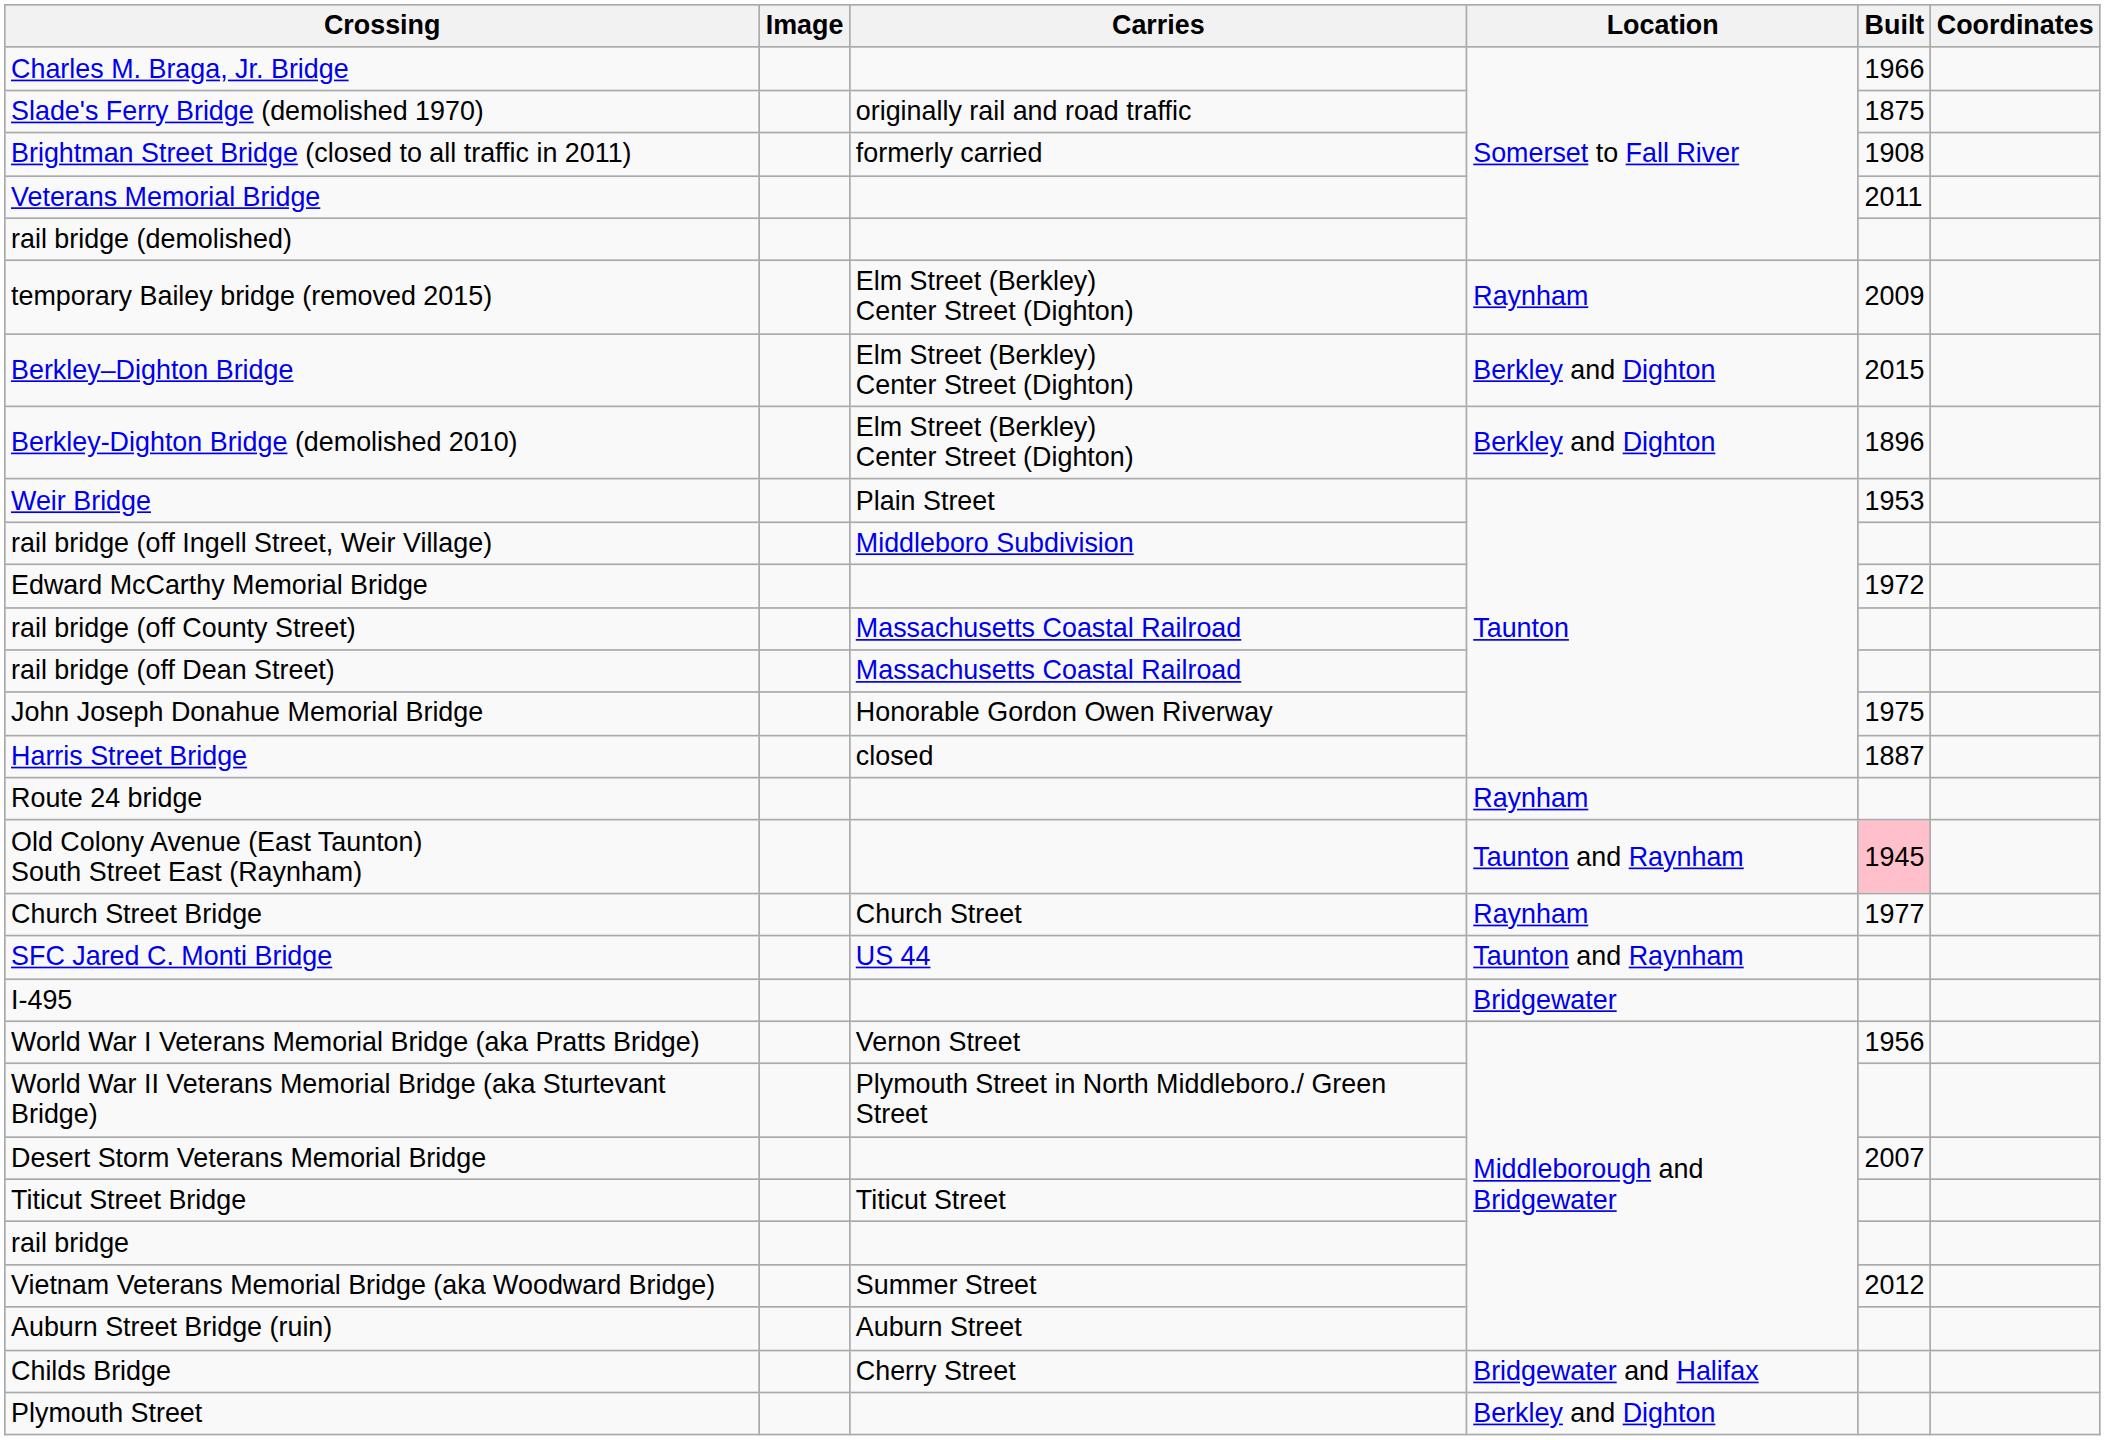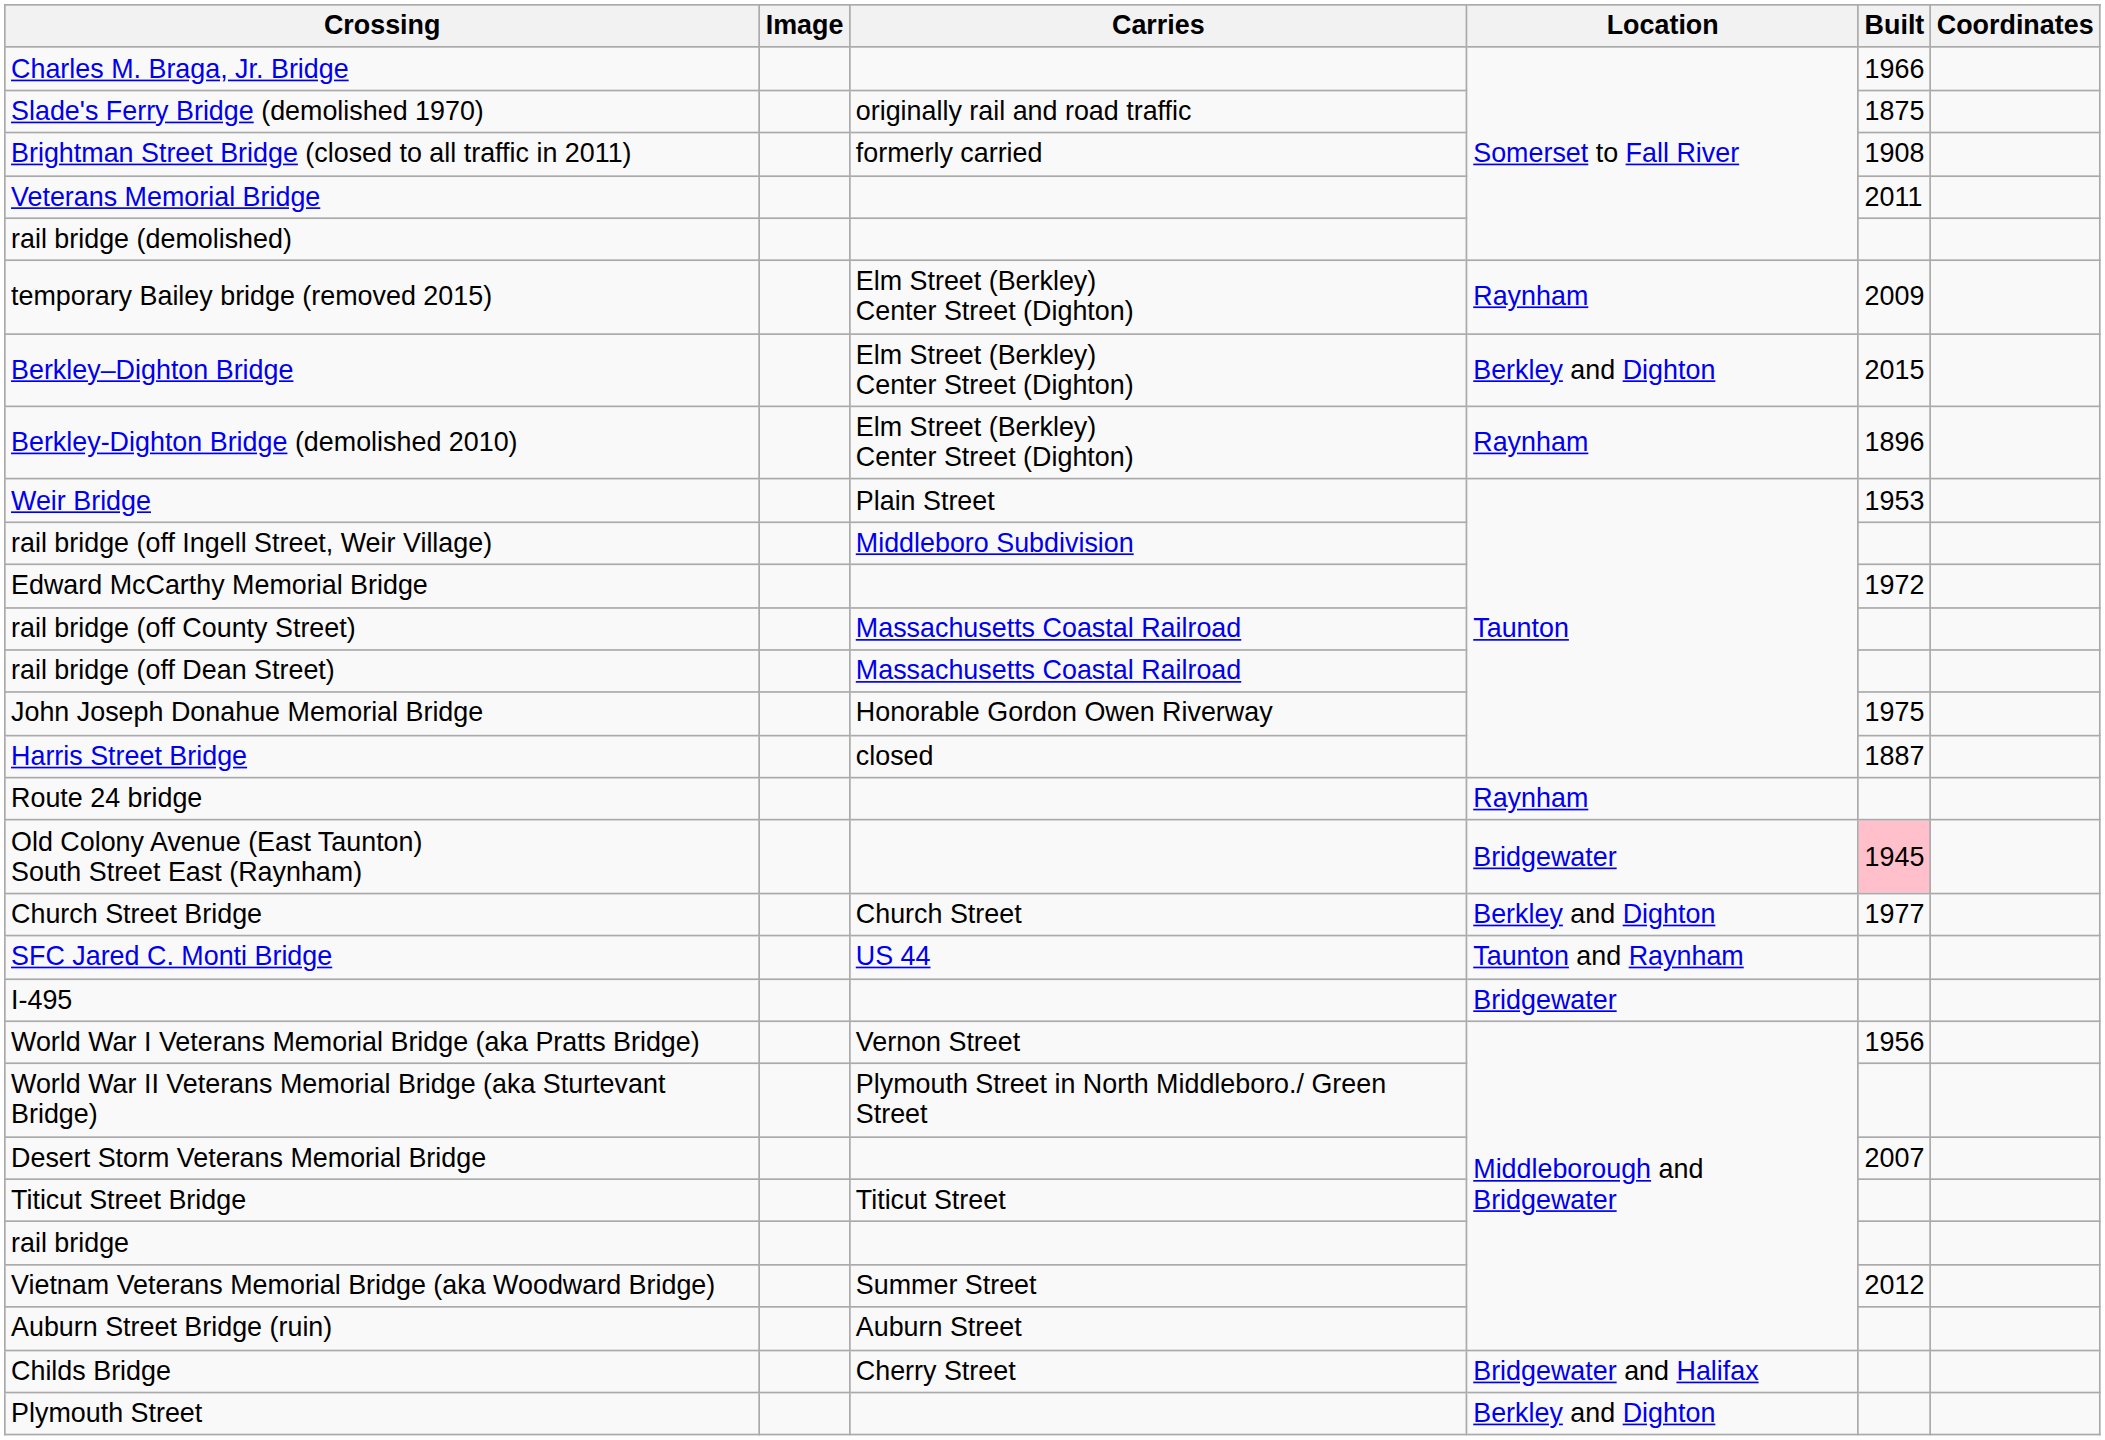(1594, 442) Berkley and Dighton -> (1531, 442) Raynham
(1608, 856) Taunton and Raynham -> (1545, 856) Bridgewater
(1531, 914) Raynham -> (1594, 914) Berkley and Dighton
